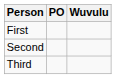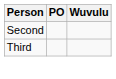- row: (17, 30)
